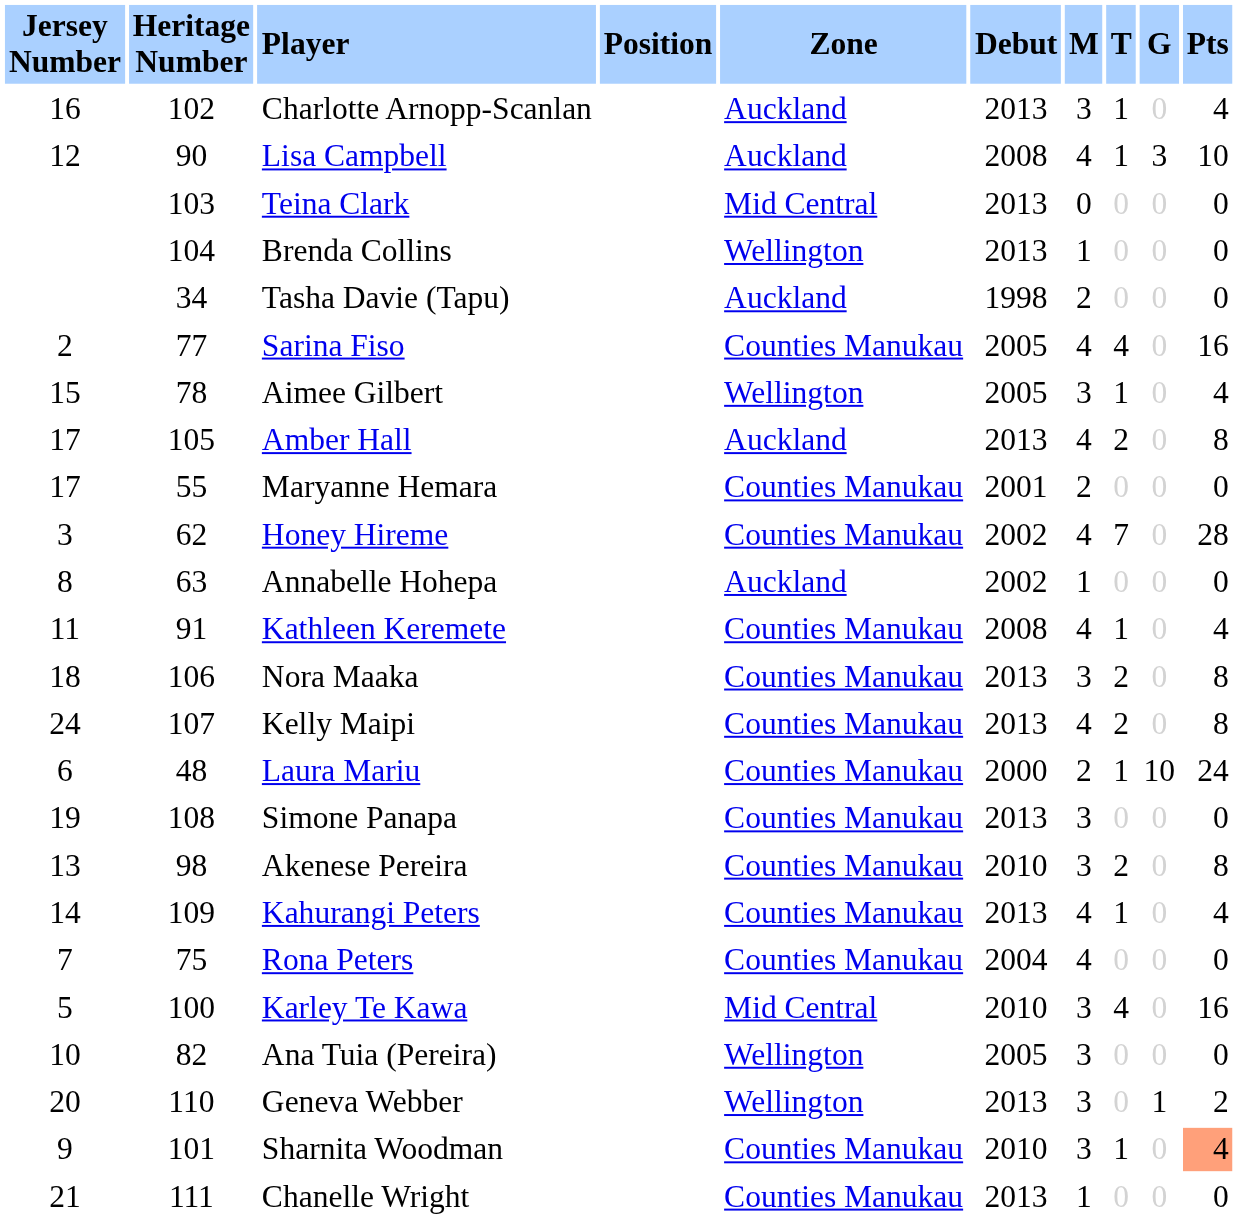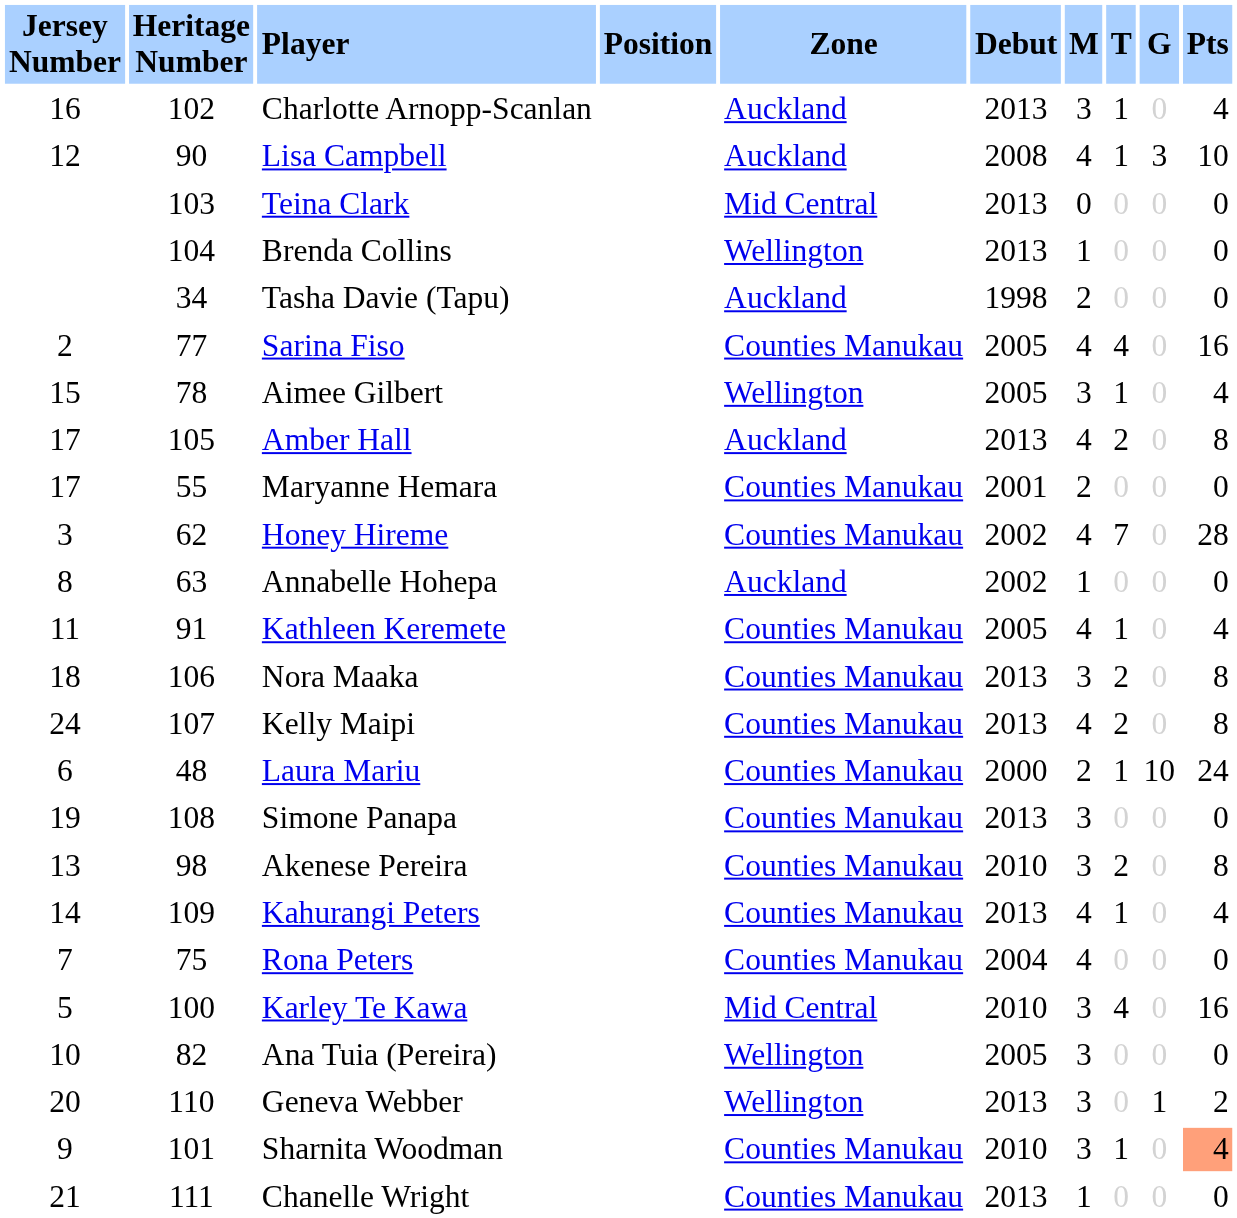(1016, 628) 2008 -> (1016, 628) 2005
